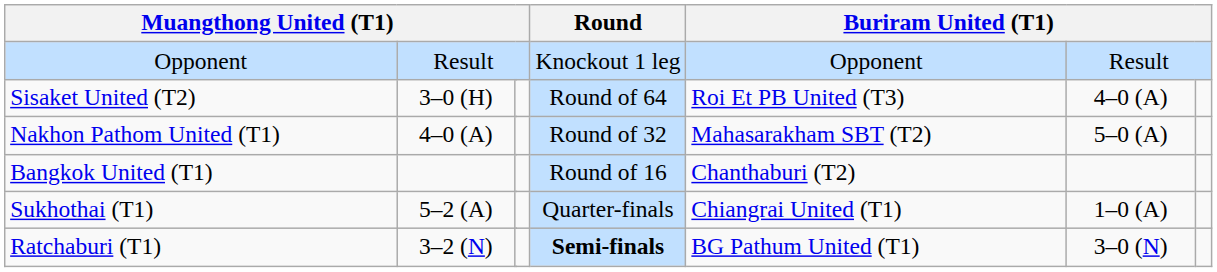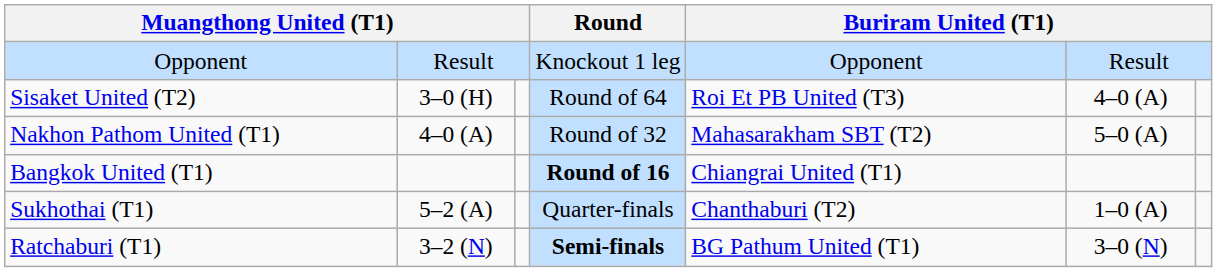(608, 172) normal -> (608, 172) bold
(773, 172) Chanthaburi (T2) -> (797, 172) Chiangrai United (T1)
(797, 209) Chiangrai United (T1) -> (773, 209) Chanthaburi (T2)
